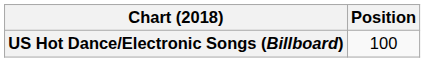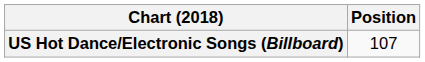(384, 43) 100 -> (384, 43) 107
